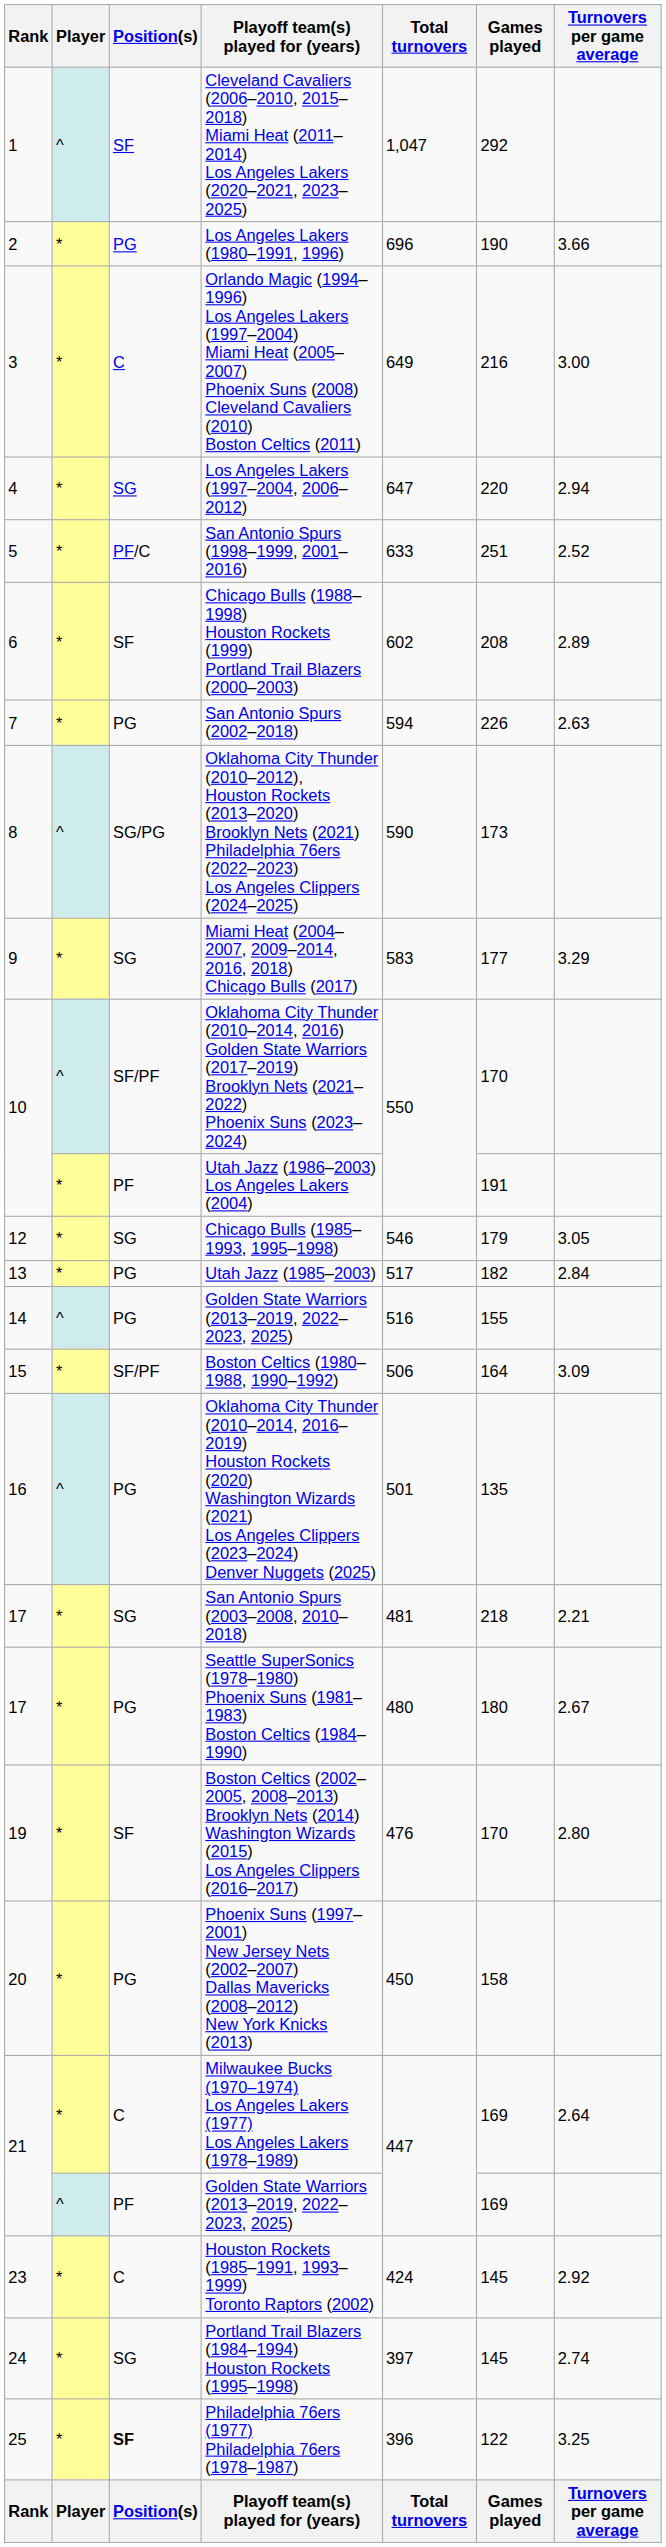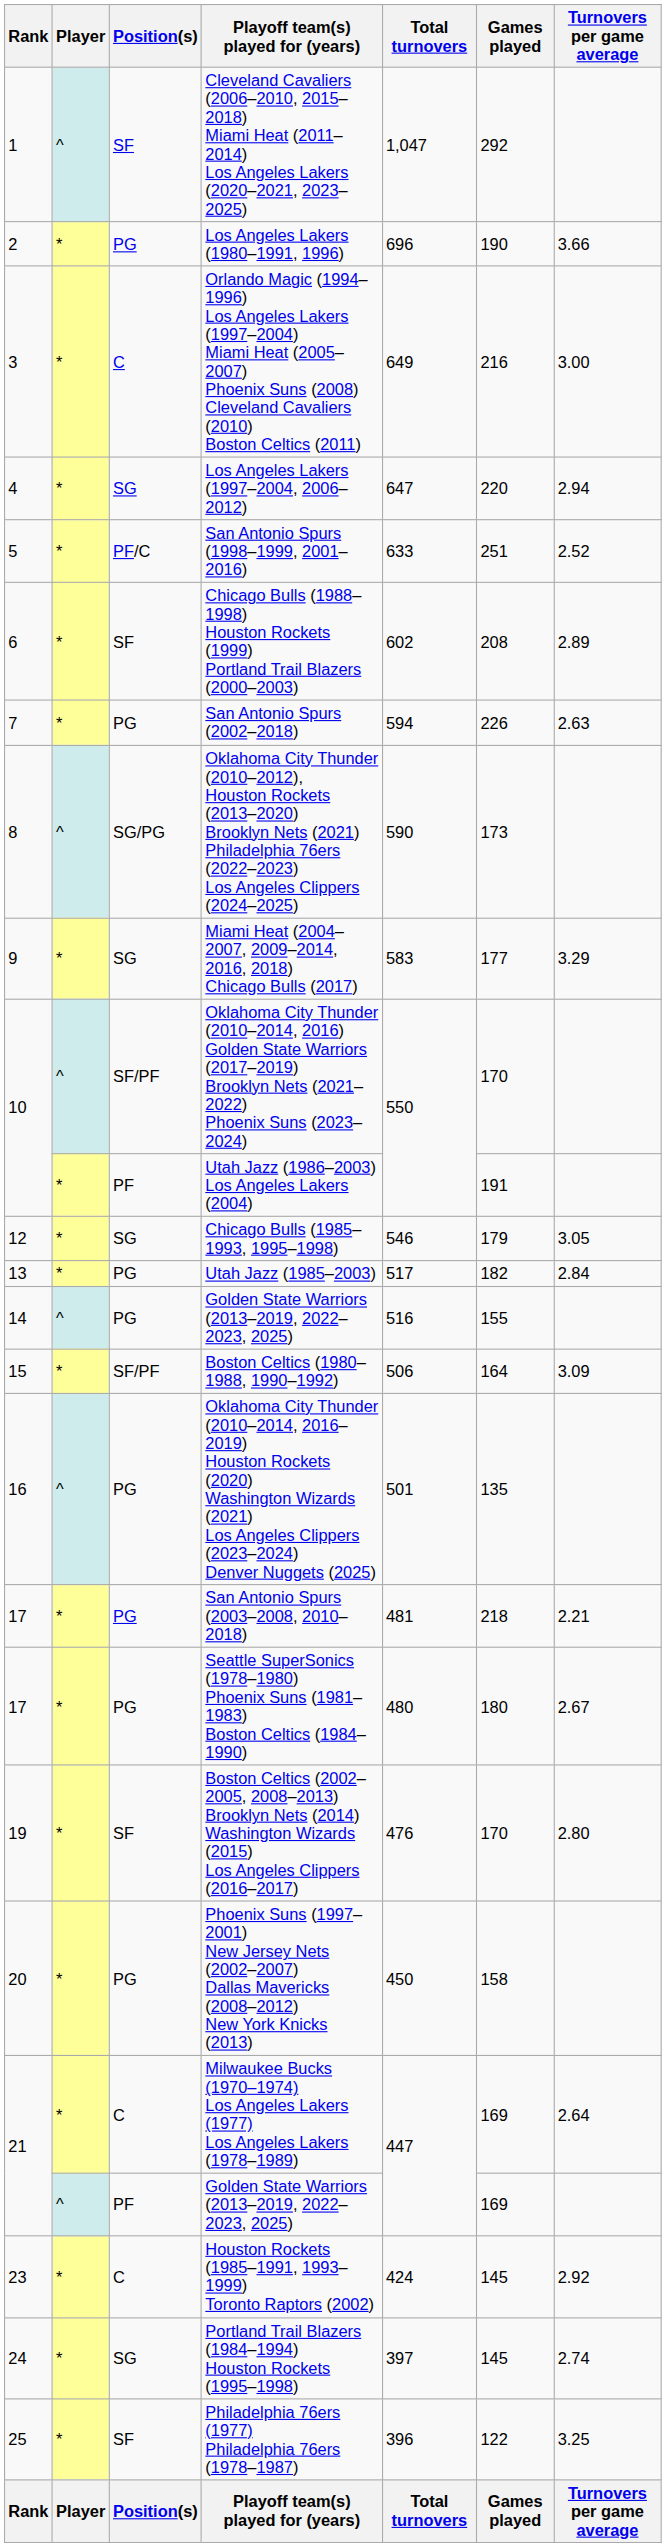(125, 1616) SG -> (125, 1616) PG
(123, 2439) bold -> (123, 2439) normal
